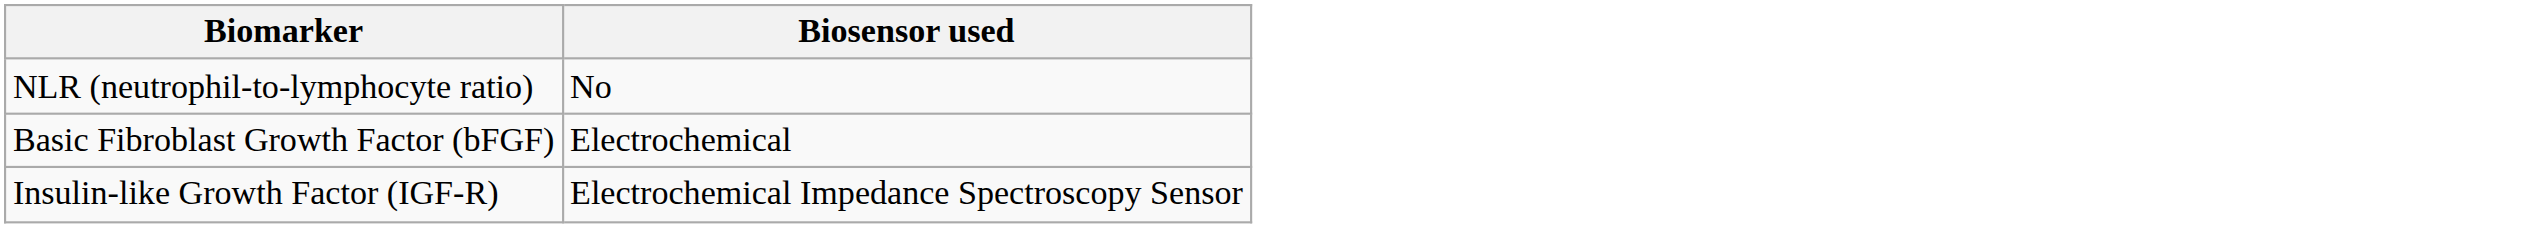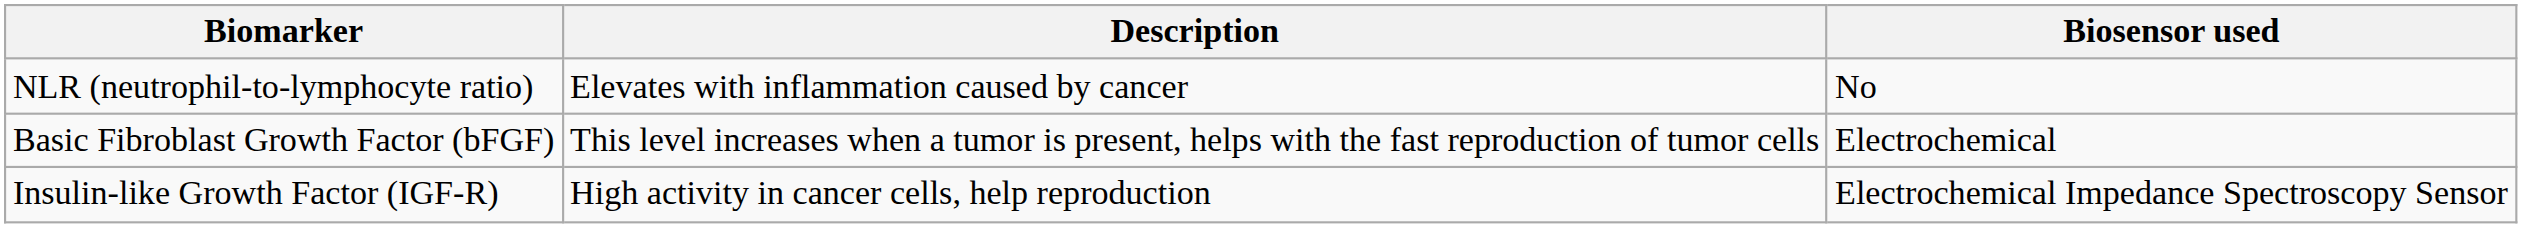+ column: (1195, 31)
